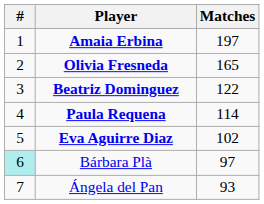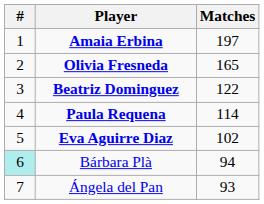(227, 162) 97 -> (227, 162) 94
